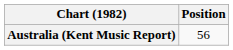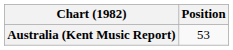(203, 34) 56 -> (203, 34) 53
